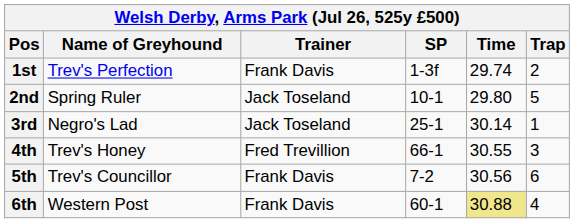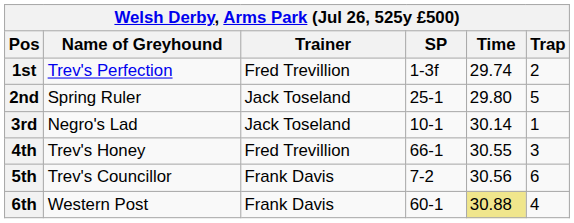(289, 71) Frank Davis -> (297, 71) Fred Trevillion
(426, 97) 10-1 -> (426, 97) 25-1
(426, 124) 25-1 -> (426, 124) 10-1
